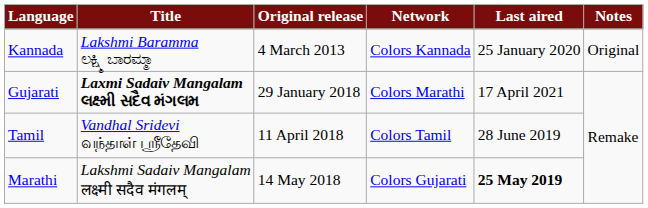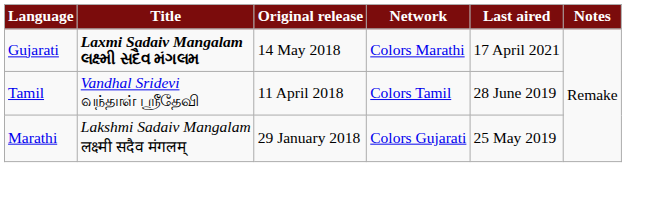- row: (36, 50)
(309, 92) 29 January 2018 -> (299, 50) 14 May 2018
(299, 180) 14 May 2018 -> (309, 138) 29 January 2018
(520, 180) bold -> (515, 138) normal
